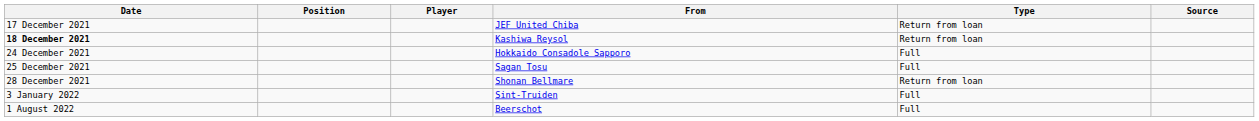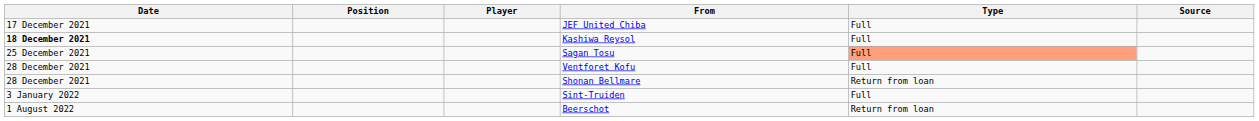(941, 26) Return from loan -> (861, 26) Full
(941, 40) Return from loan -> (861, 40) Full
- row: (563, 54)
(910, 67) no background -> (861, 54) lightsalmon background
+ row: (599, 67)
(910, 109) Full -> (892, 109) Return from loan
